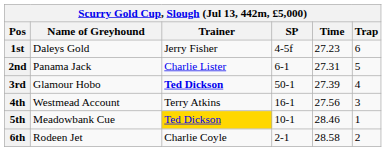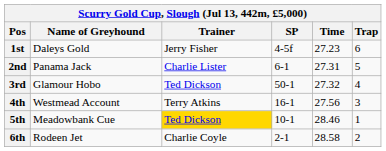(194, 84) bold -> (193, 84) normal
(327, 84) 27.39 -> (327, 84) 27.32
